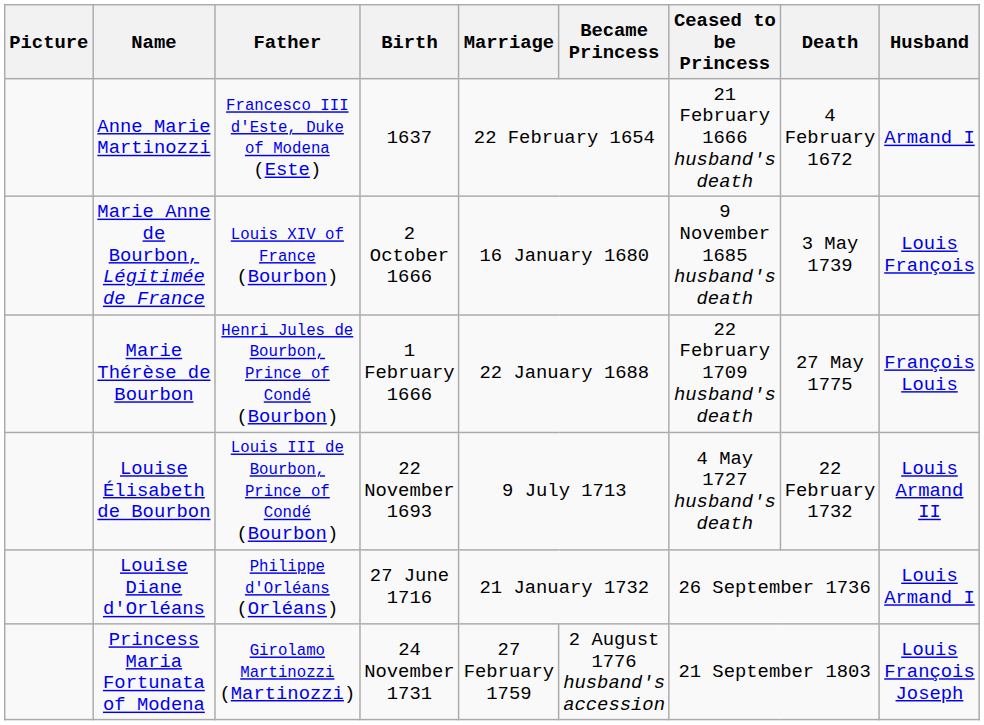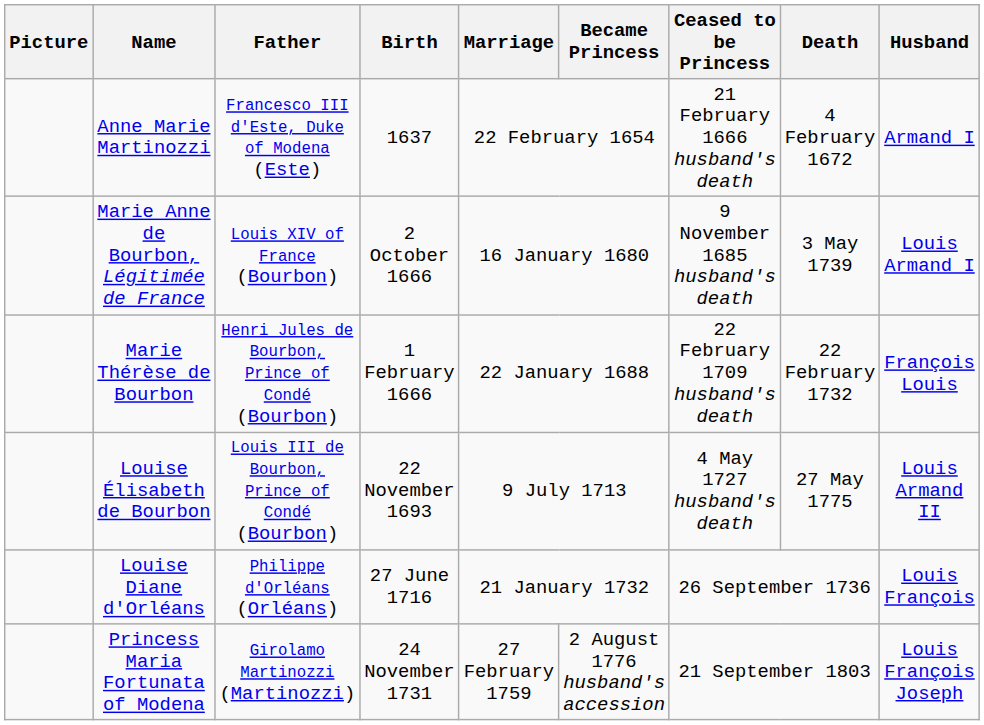(929, 256) Louis François -> (929, 256) Louis Armand I
(830, 373) 27 May 1775 -> (830, 373) 22 February 1732
(830, 491) 22 February 1732 -> (830, 491) 27 May 1775
(929, 587) Louis Armand I -> (929, 587) Louis François
